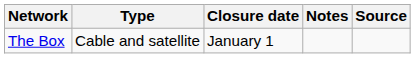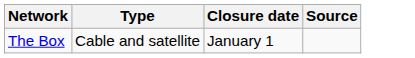- column: (327, 16)
